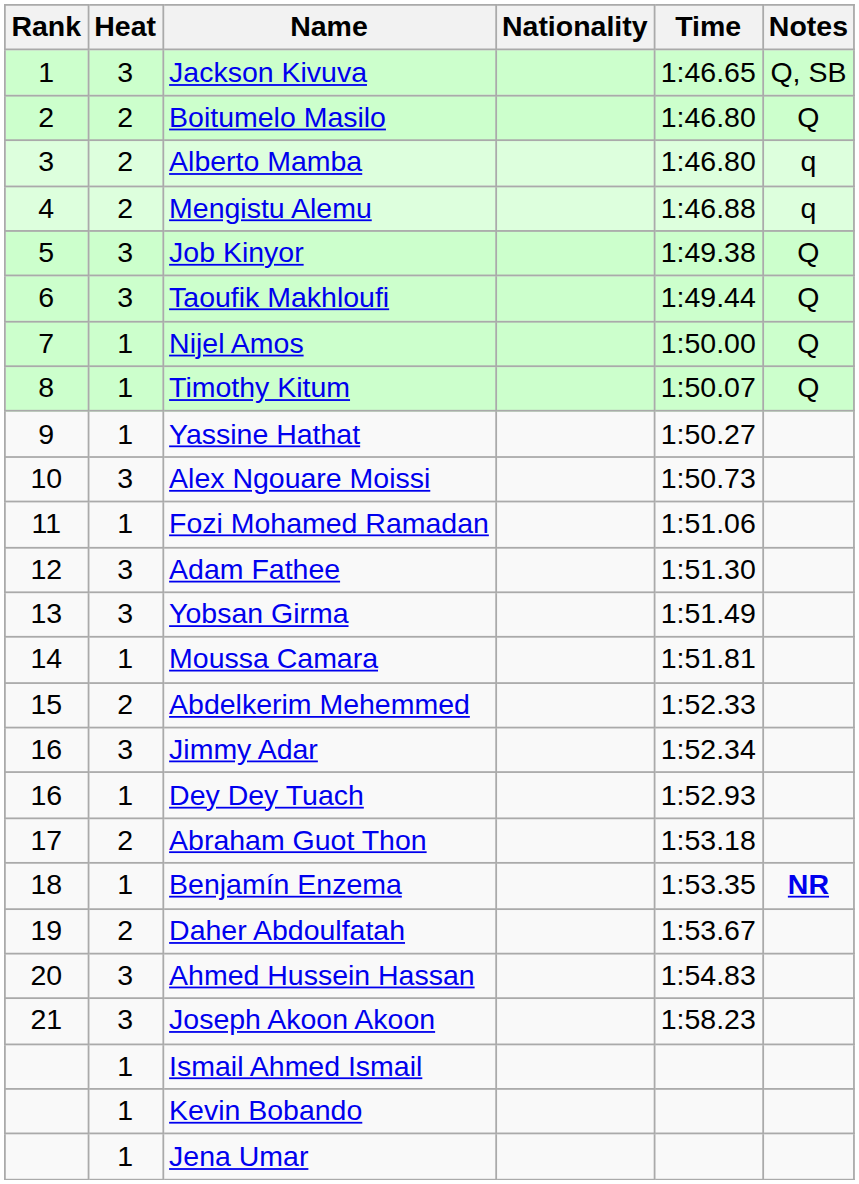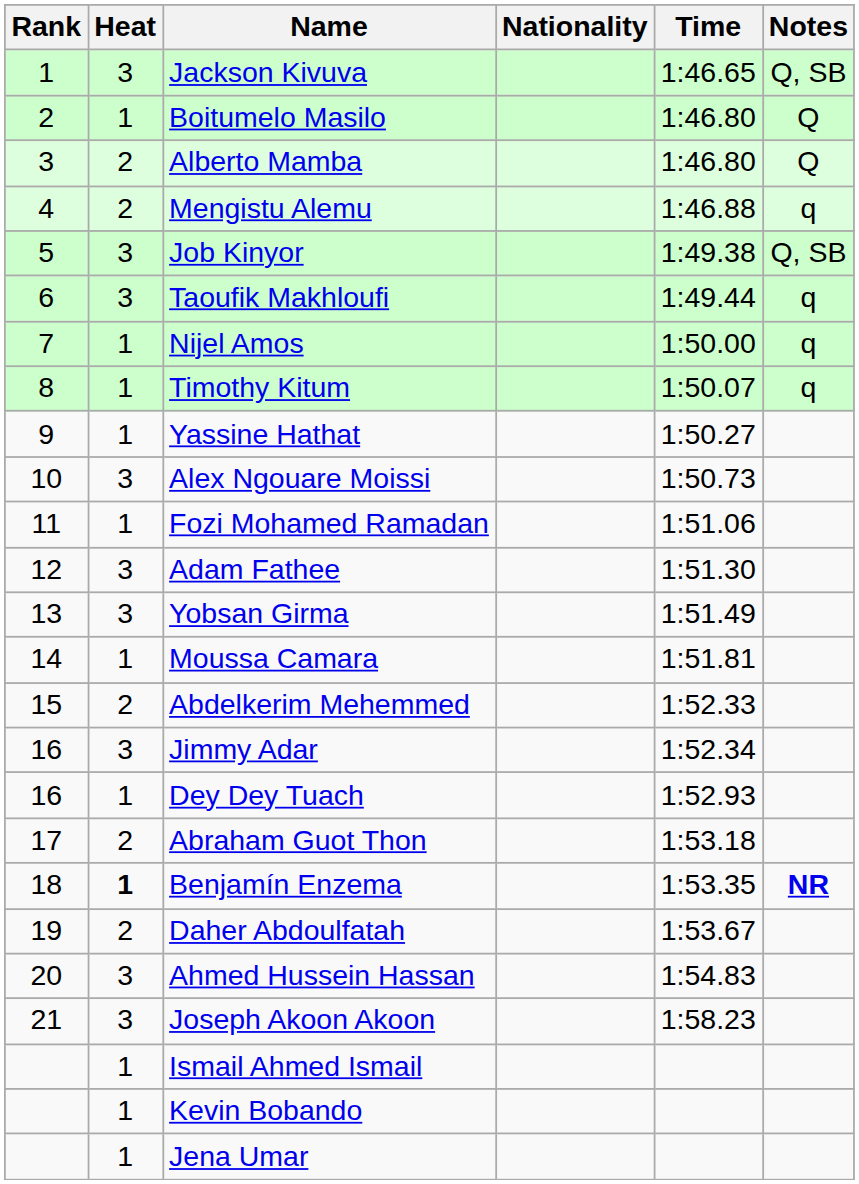(125, 117) 2 -> (125, 117) 1
(808, 162) q -> (808, 162) Q
(808, 252) Q -> (808, 252) Q, SB
(808, 298) Q -> (808, 298) q
(808, 343) Q -> (808, 343) q
(808, 388) Q -> (808, 388) q
(125, 885) normal -> (125, 885) bold
